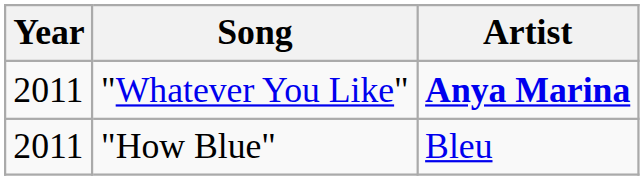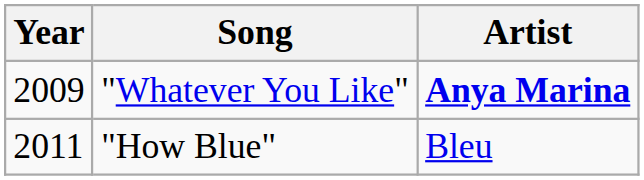(48, 89) 2011 -> (49, 89) 2009
